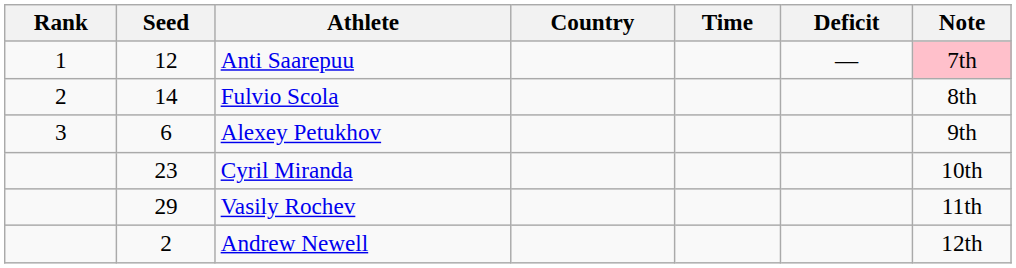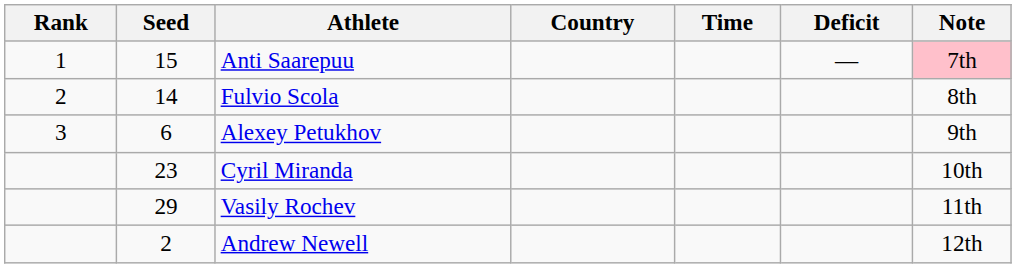(166, 59) 12 -> (166, 59) 15
